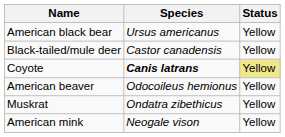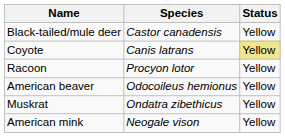- row: (60, 31)
(162, 68) bold -> (160, 50) normal
+ row: (27, 68)
